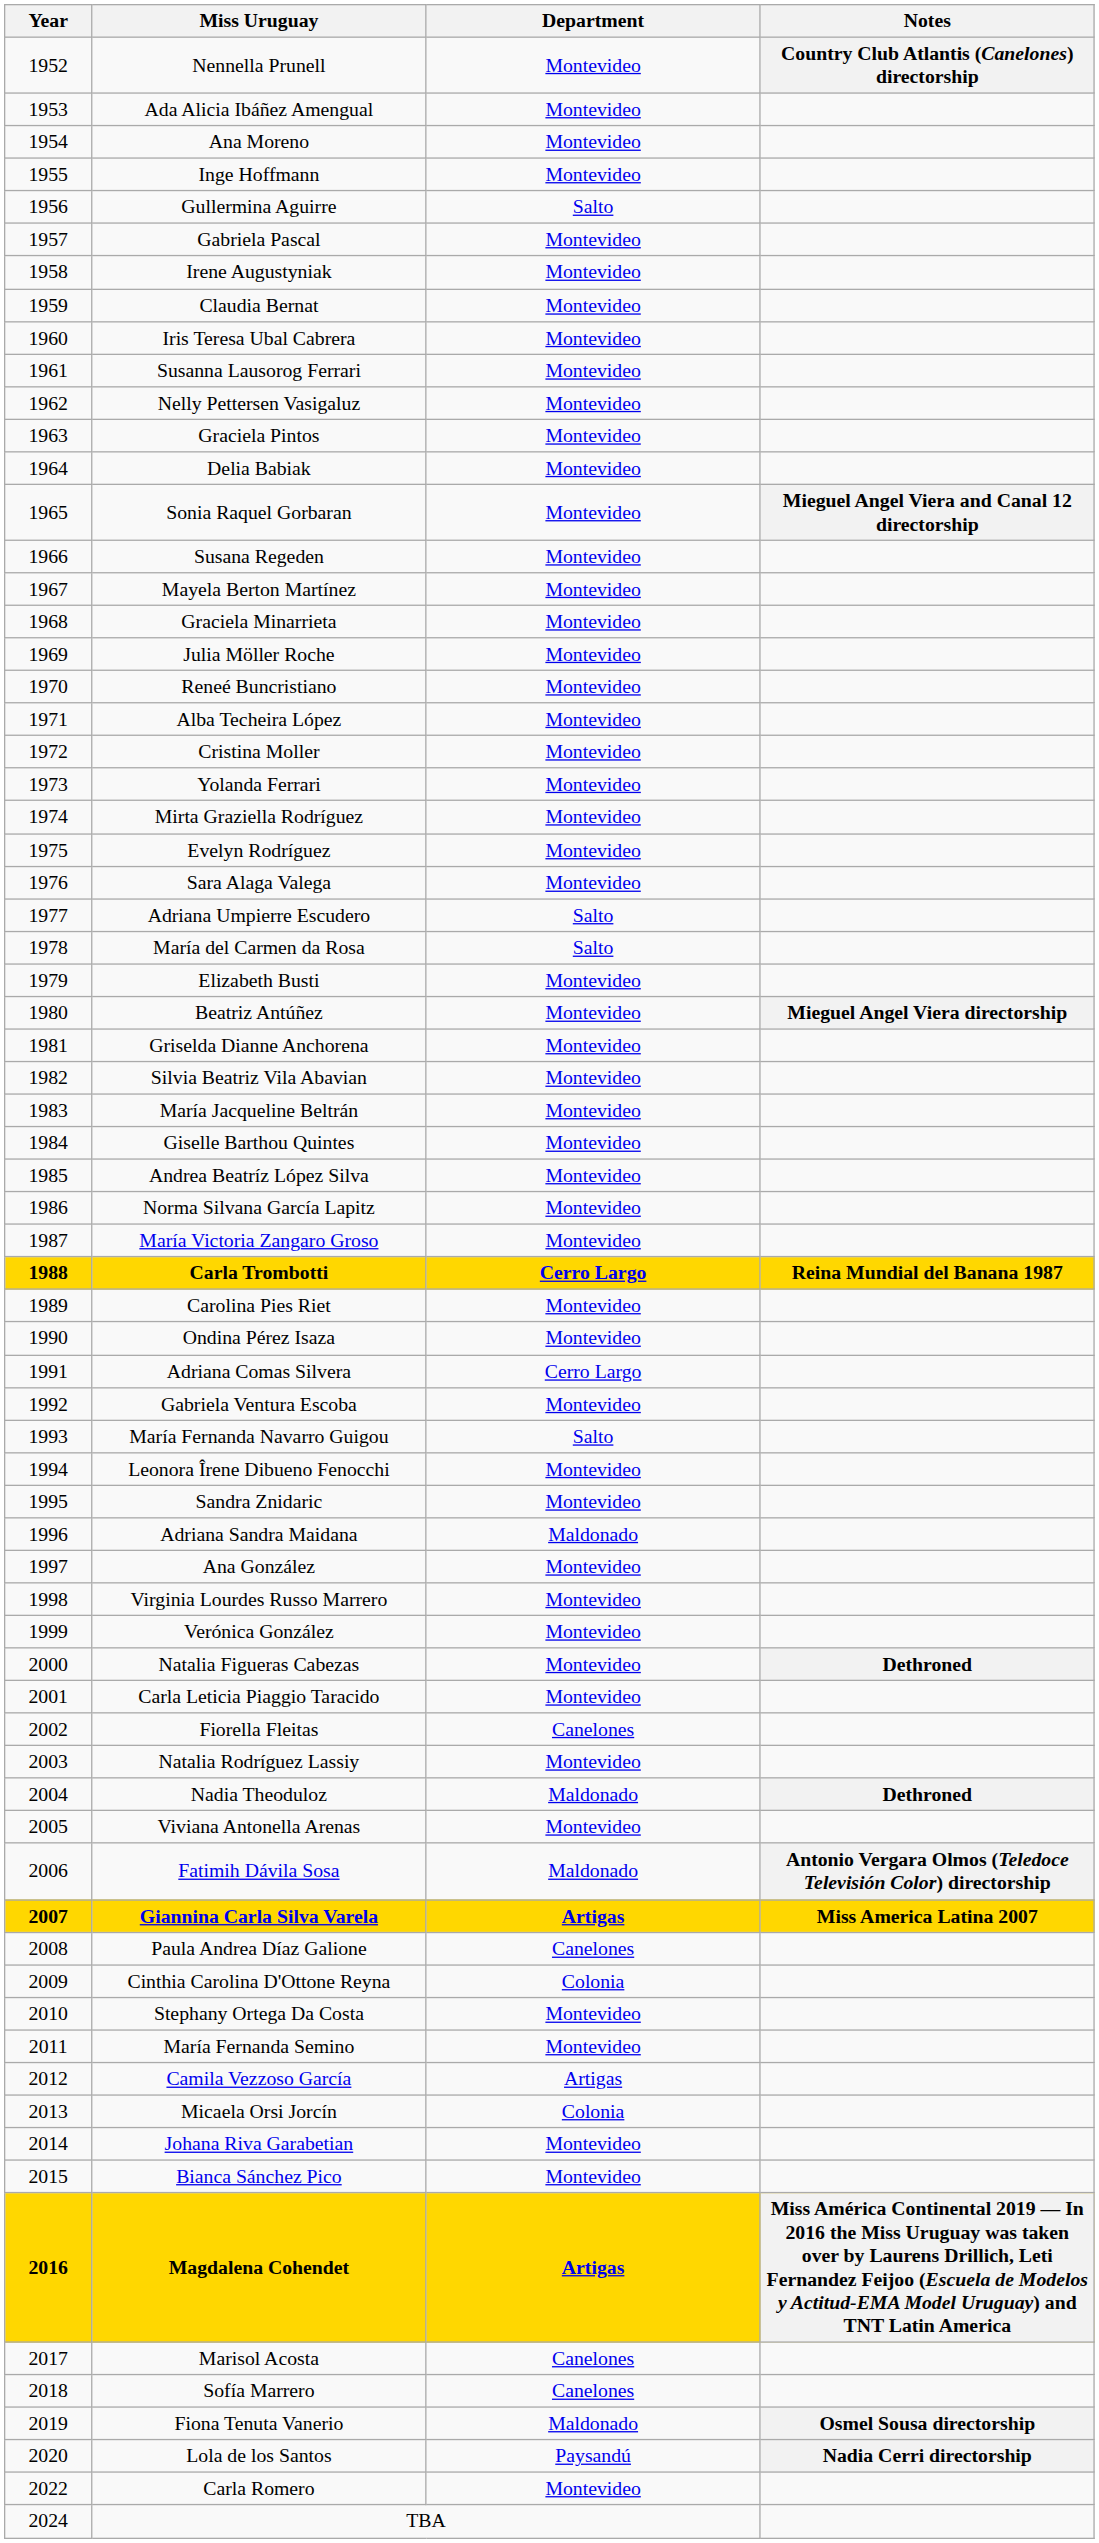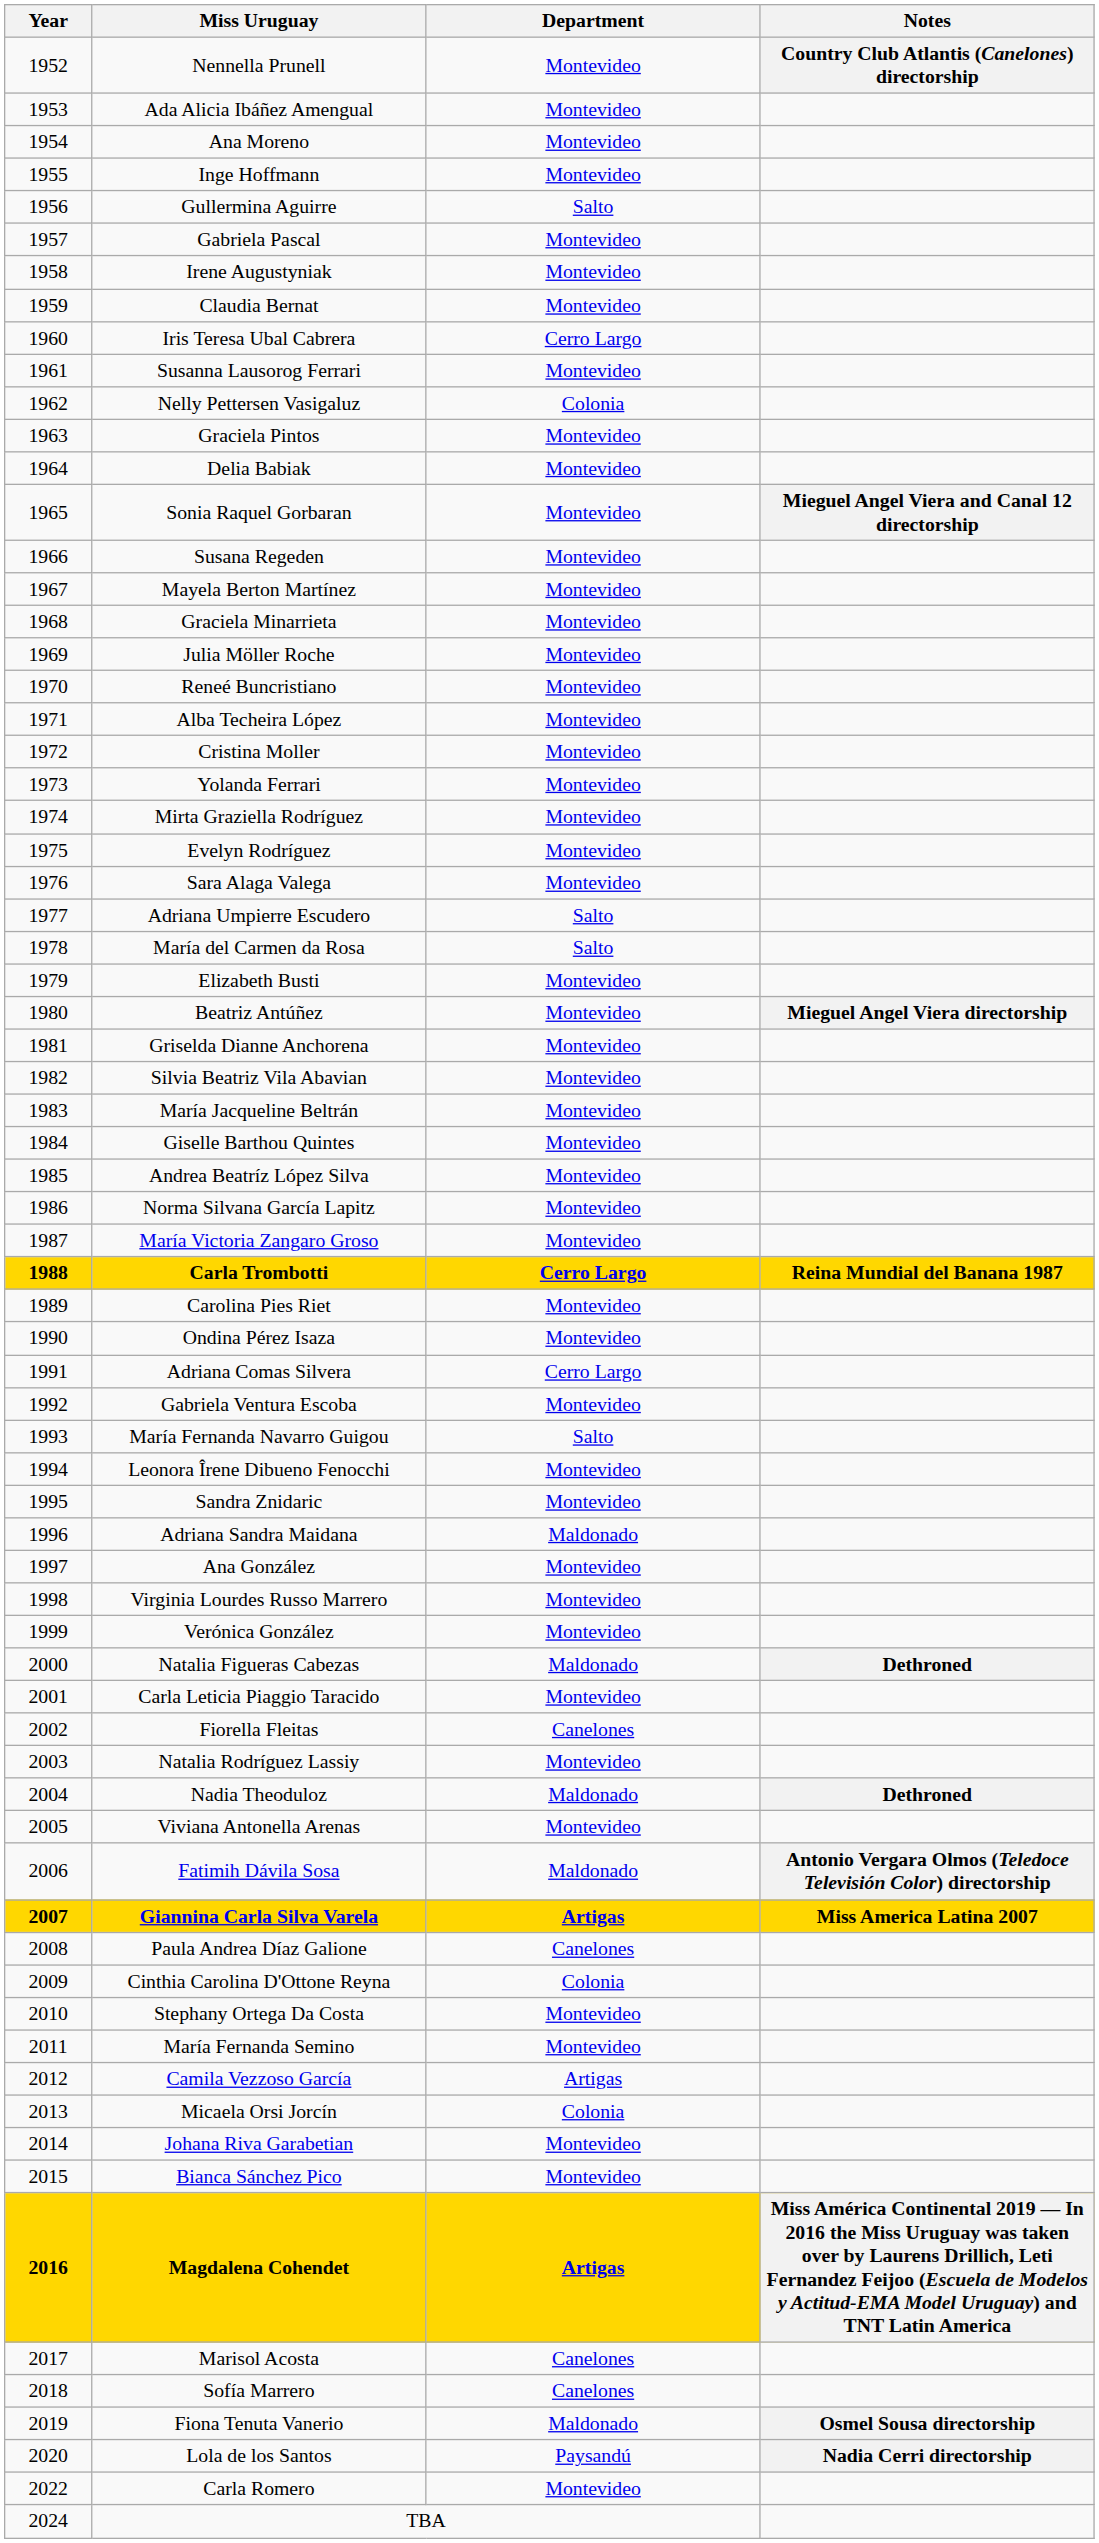(593, 337) Montevideo -> (593, 337) Cerro Largo
(593, 402) Montevideo -> (593, 402) Colonia
(593, 1664) Montevideo -> (593, 1664) Maldonado
